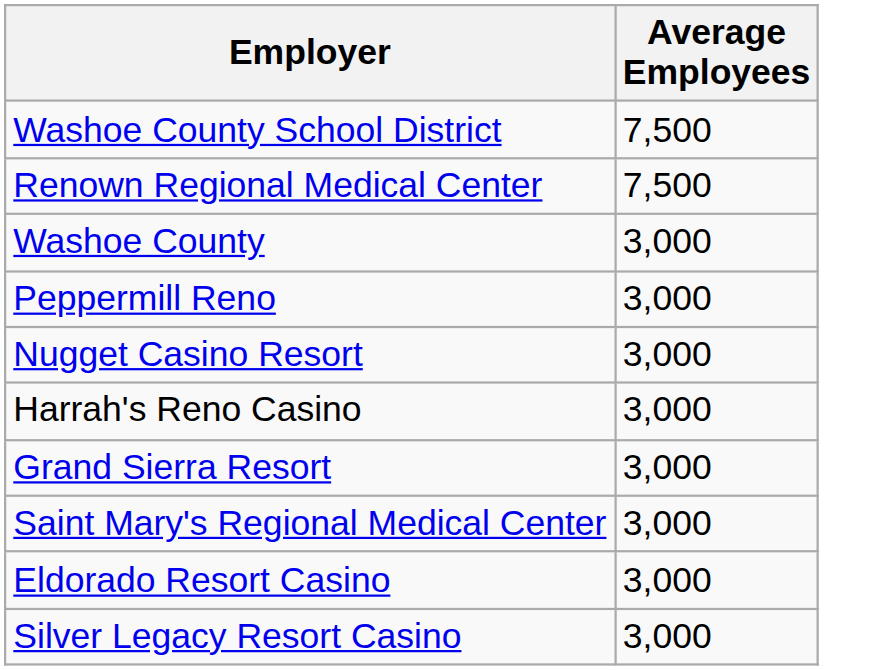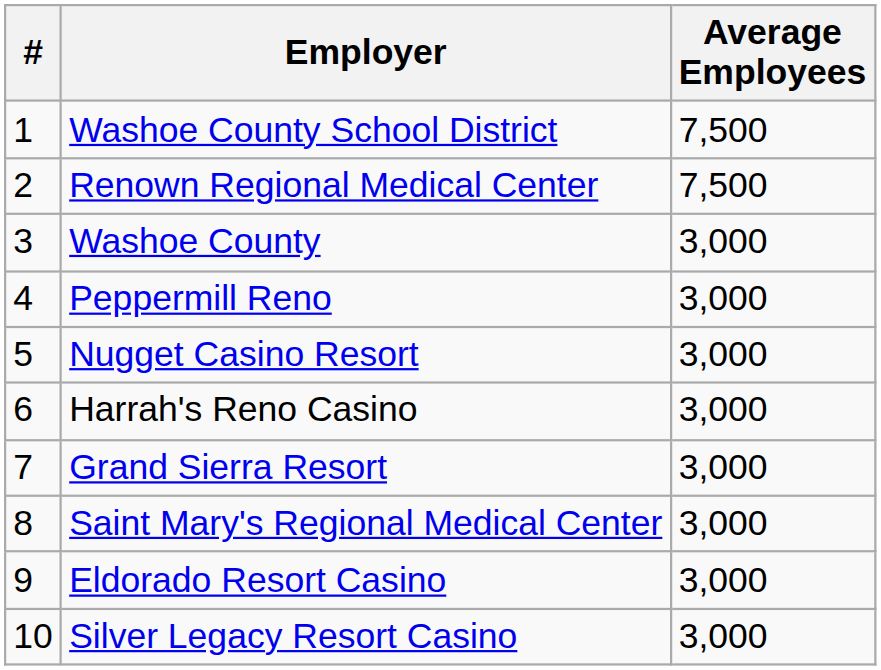+ column: (33, 52)
